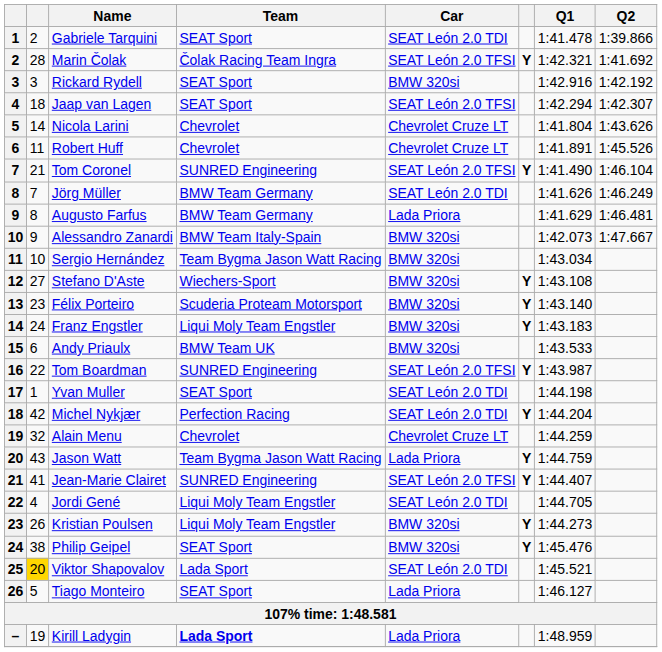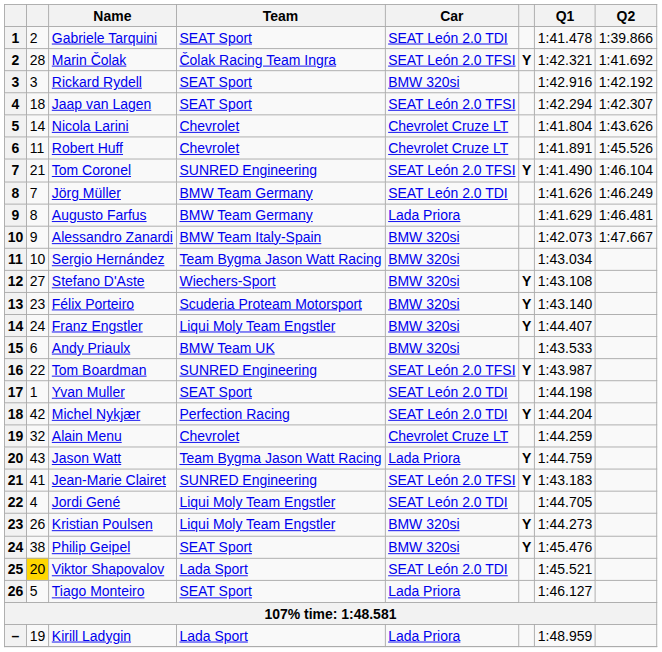(565, 326) 1:43.183 -> (565, 326) 1:44.407
(565, 481) 1:44.407 -> (565, 481) 1:43.183
(216, 636) bold -> (214, 636) normal
